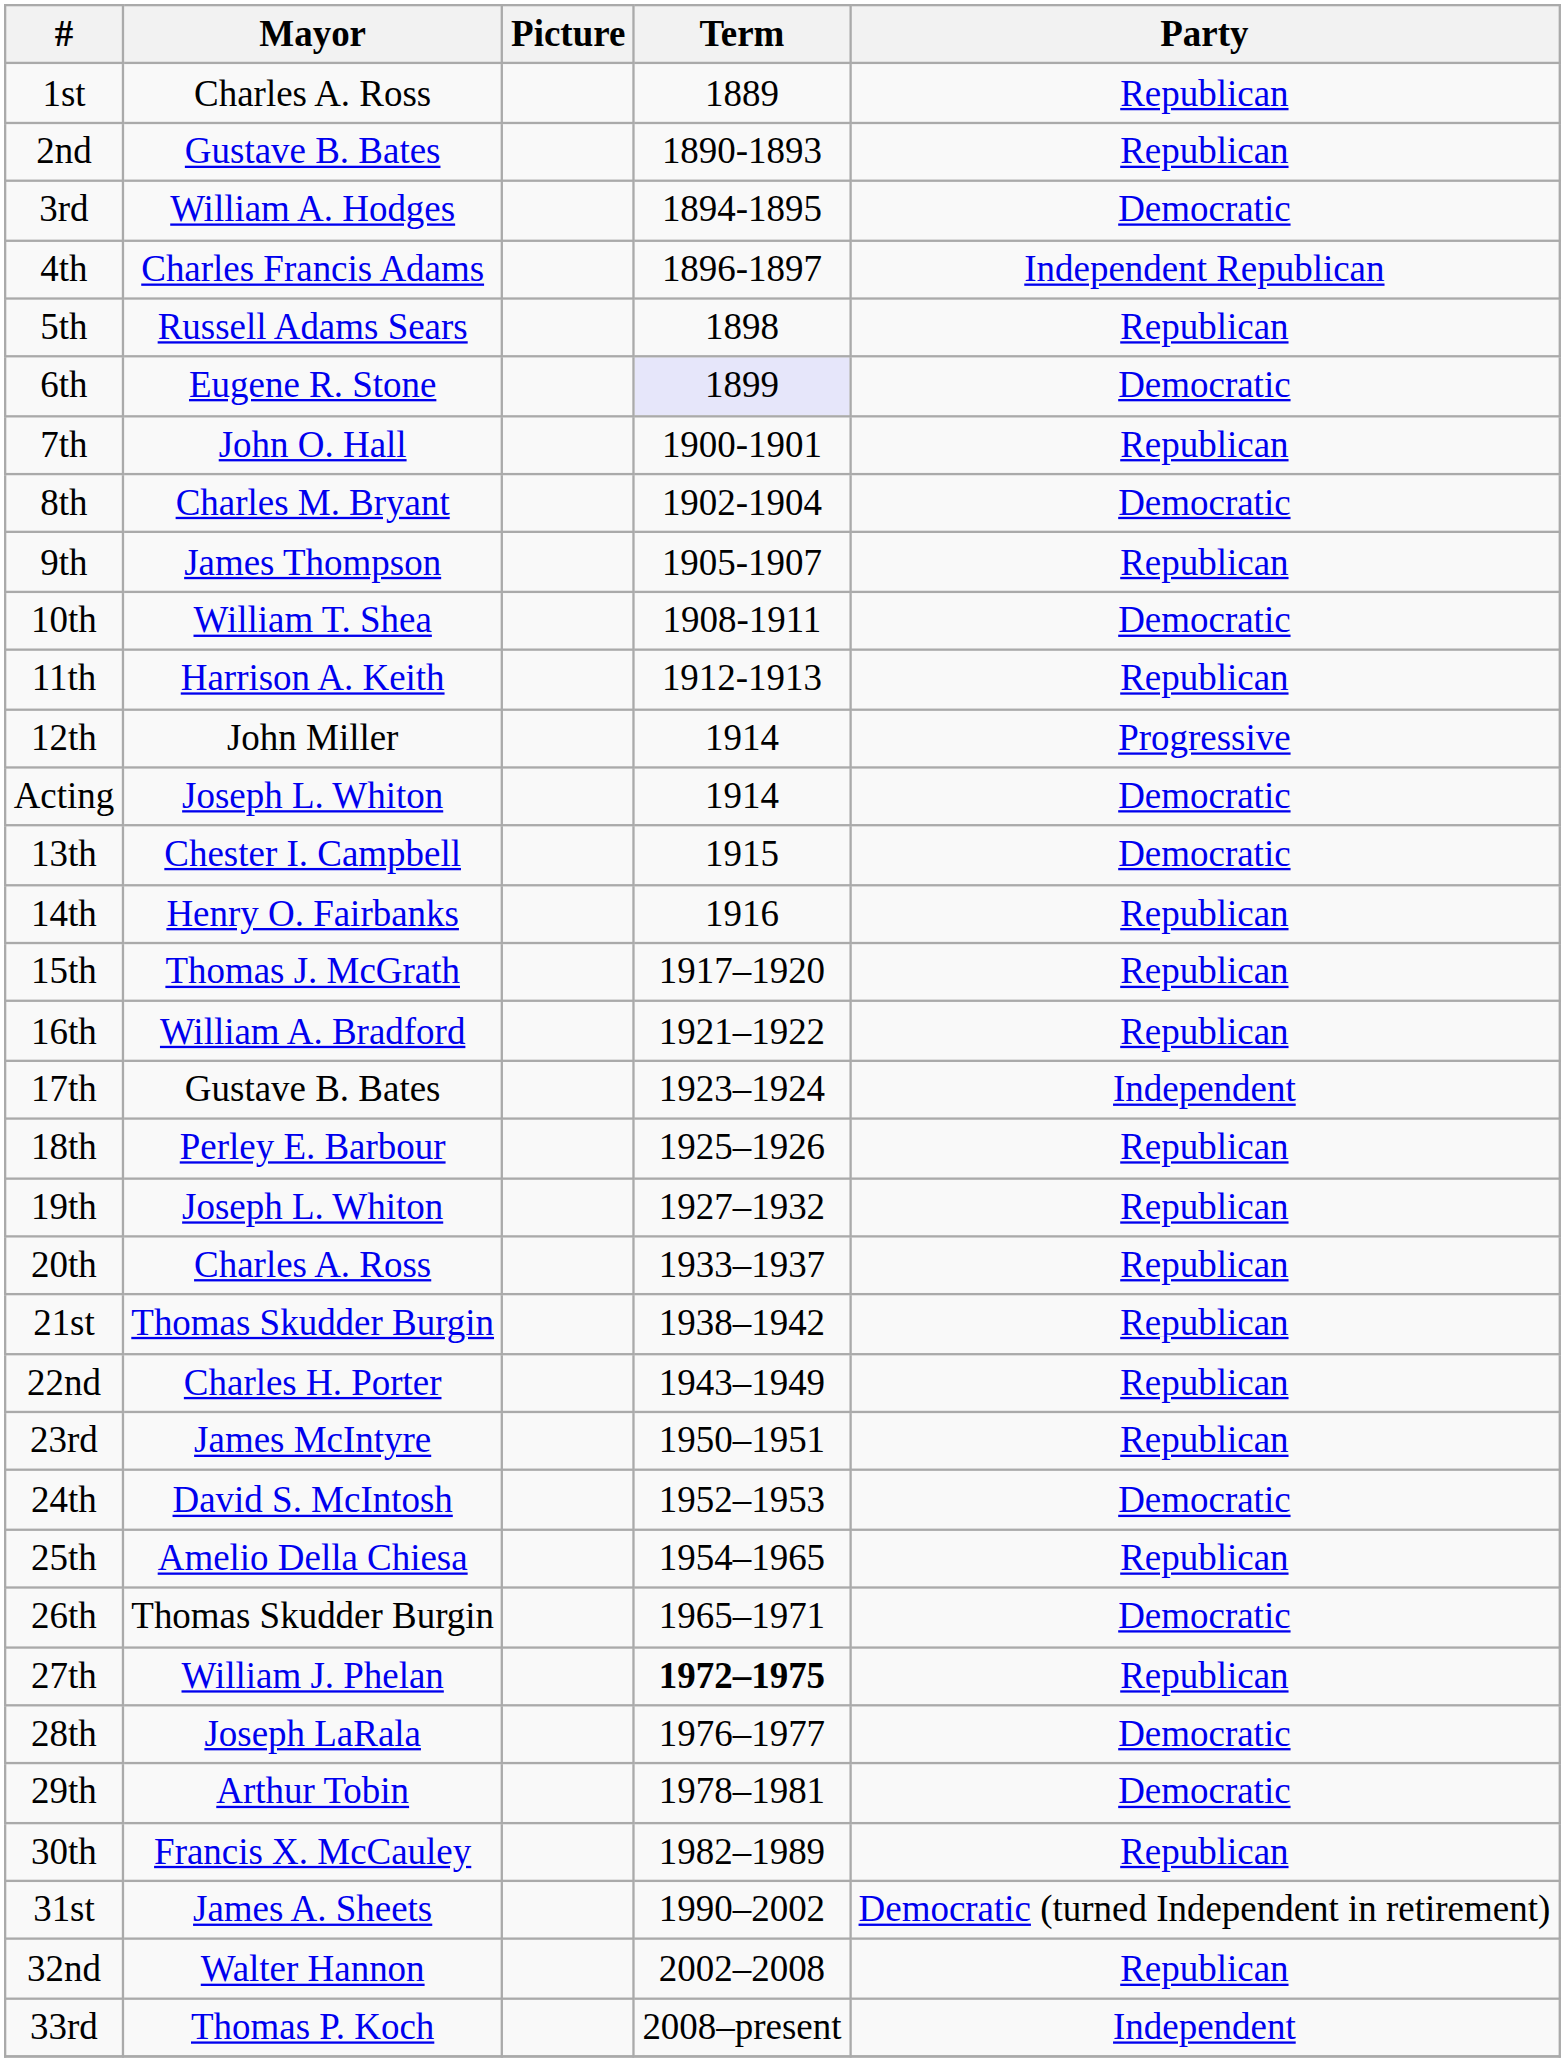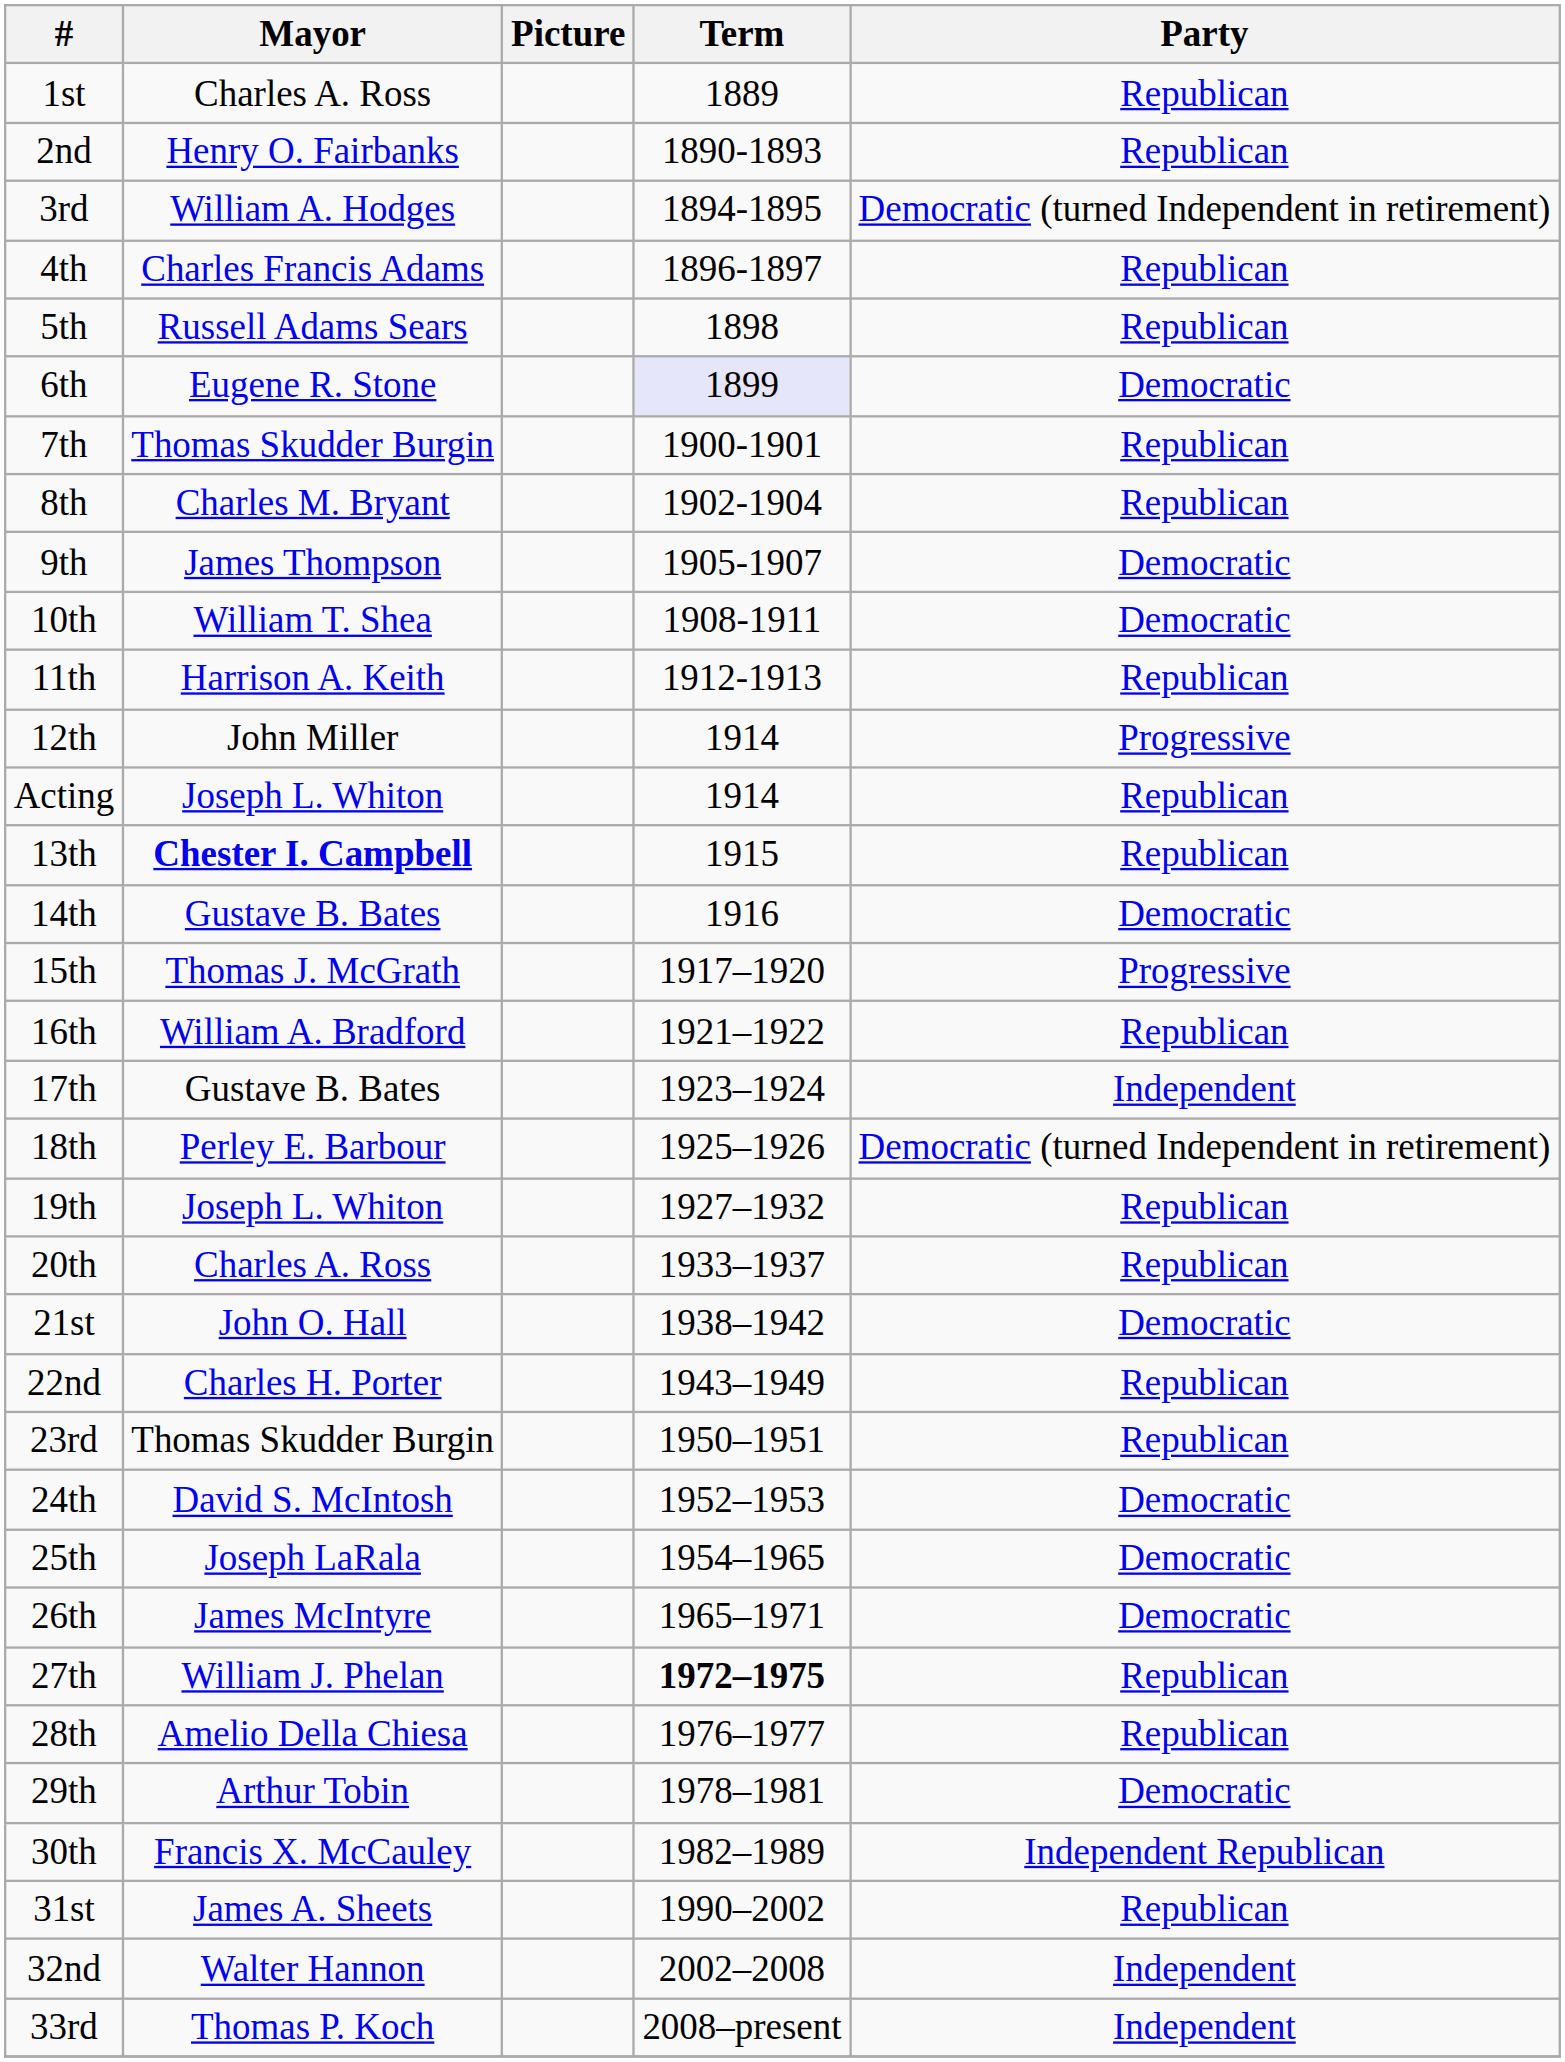(313, 151) Gustave B. Bates -> (313, 151) Henry O. Fairbanks
(1204, 209) Democratic -> (1204, 209) Democratic (turned Independent in retirement)
(1204, 268) Independent Republican -> (1204, 268) Republican
(313, 444) John O. Hall -> (313, 444) Thomas Skudder Burgin
(1204, 502) Democratic -> (1204, 502) Republican
(1204, 561) Republican -> (1204, 561) Democratic
(1204, 795) Democratic -> (1204, 795) Republican
(313, 854) normal -> (313, 854) bold
(1204, 854) Democratic -> (1204, 854) Republican
(313, 913) Henry O. Fairbanks -> (313, 913) Gustave B. Bates
(1204, 913) Republican -> (1204, 913) Democratic
(1204, 971) Republican -> (1204, 971) Progressive
(1204, 1147) Republican -> (1204, 1147) Democratic (turned Independent in retirement)
(313, 1323) Thomas Skudder Burgin -> (313, 1323) John O. Hall
(1204, 1323) Republican -> (1204, 1323) Democratic
(313, 1440) James McIntyre -> (313, 1440) Thomas Skudder Burgin
(313, 1557) Amelio Della Chiesa -> (313, 1557) Joseph LaRala
(1204, 1557) Republican -> (1204, 1557) Democratic
(313, 1616) Thomas Skudder Burgin -> (313, 1616) James McIntyre
(313, 1733) Joseph LaRala -> (313, 1733) Amelio Della Chiesa
(1204, 1733) Democratic -> (1204, 1733) Republican
(1204, 1850) Republican -> (1204, 1850) Independent Republican
(1204, 1909) Democratic (turned Independent in retirement) -> (1204, 1909) Republican
(1204, 1968) Republican -> (1204, 1968) Independent
